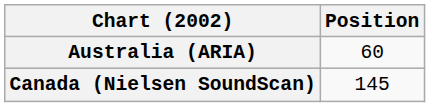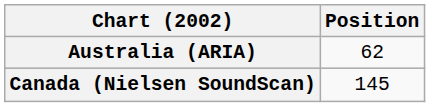(372, 53) 60 -> (372, 53) 62
